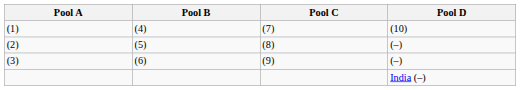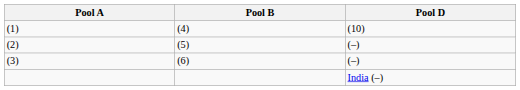- column: (324, 12)
